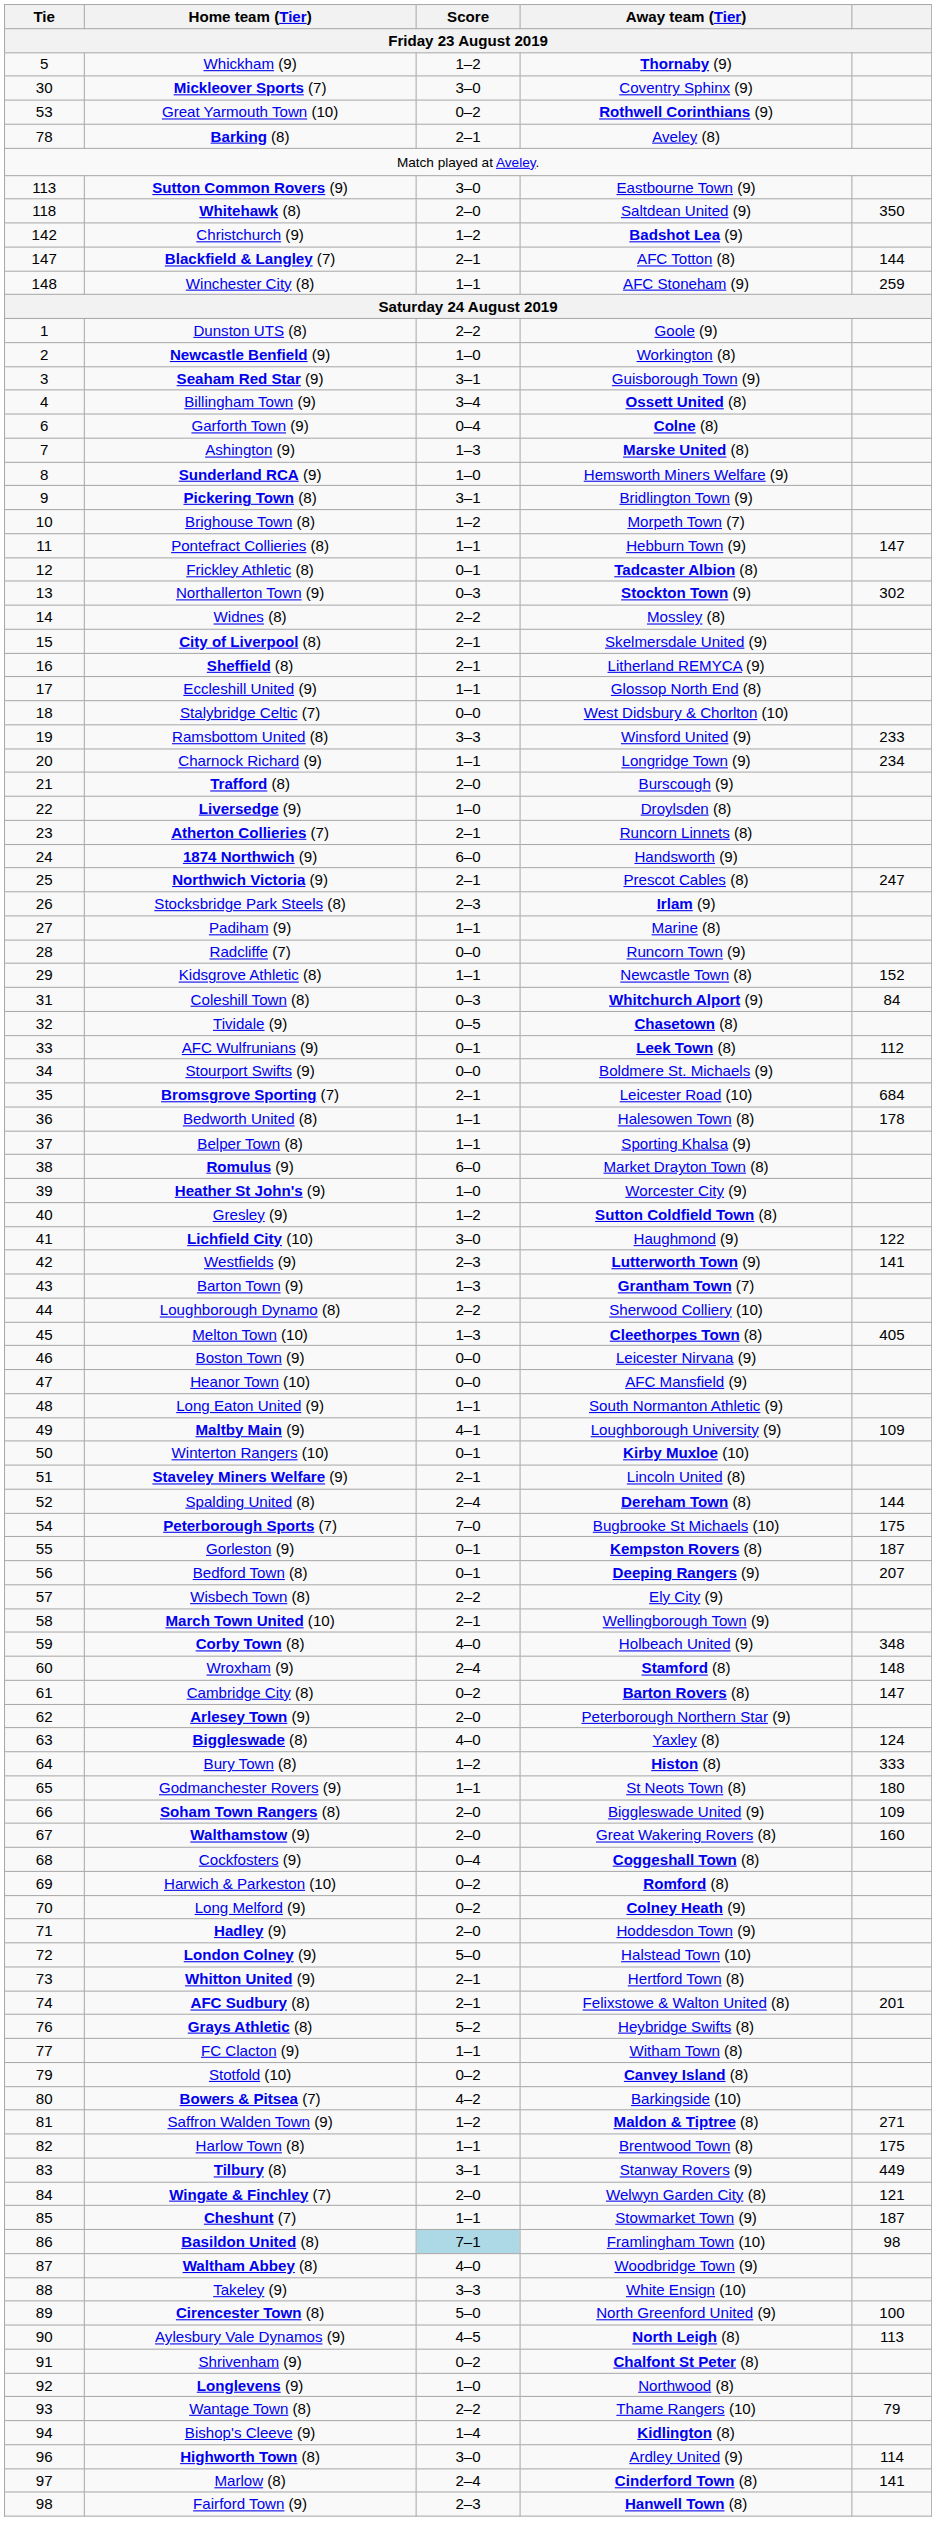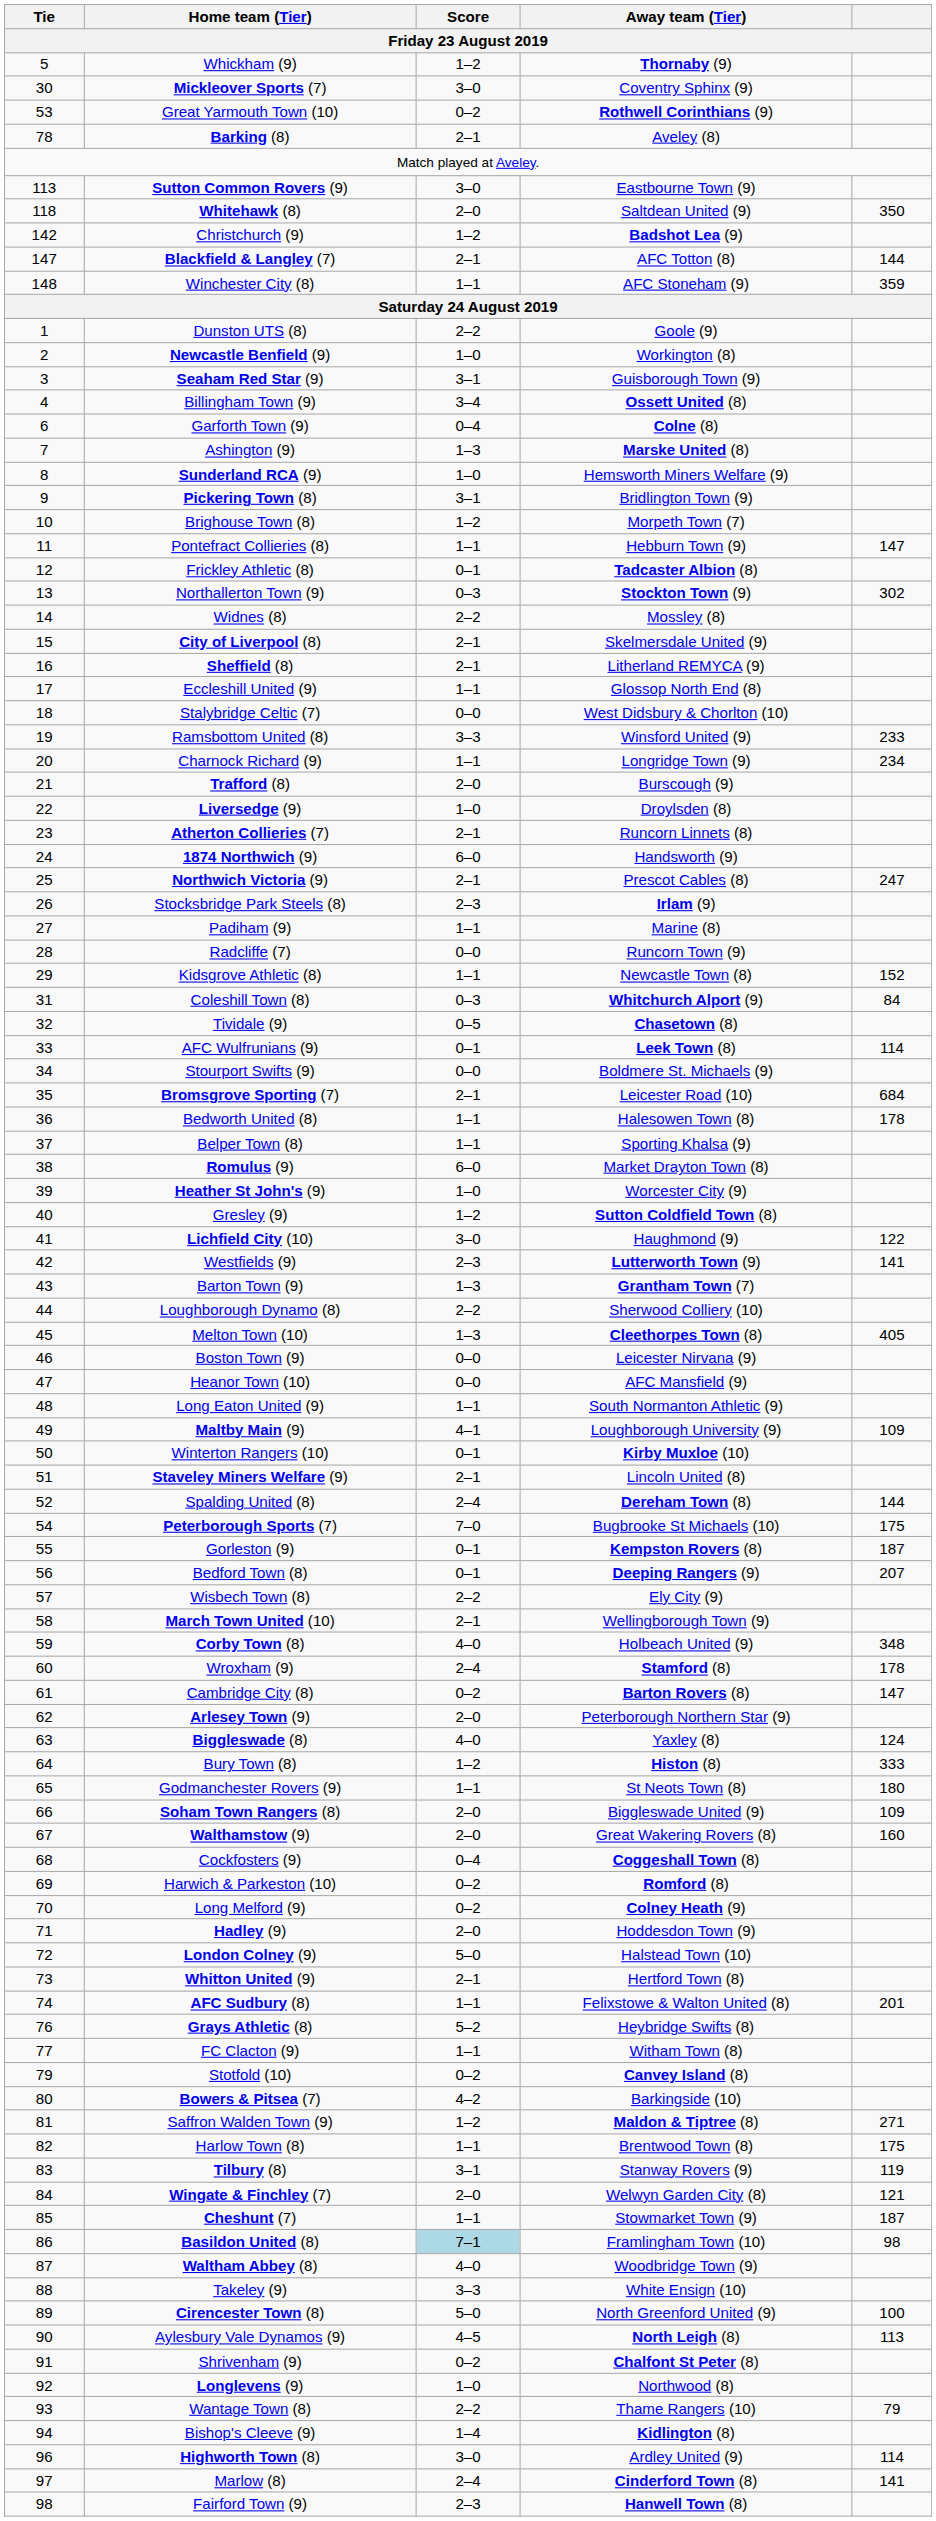(892, 283) 259 -> (892, 283) 359
(892, 1048) 112 -> (892, 1048) 114
(892, 1669) 148 -> (892, 1669) 178
(468, 2003) 2–1 -> (468, 2003) 1–1
(892, 2170) 449 -> (892, 2170) 119
